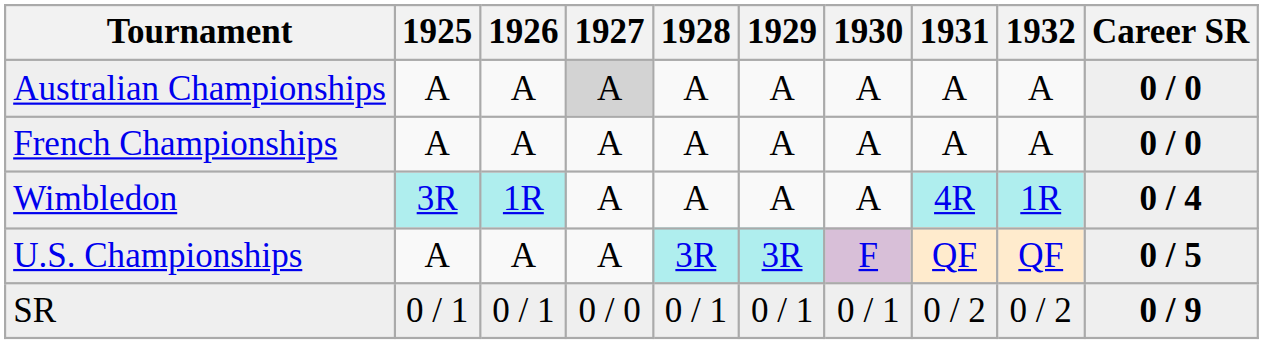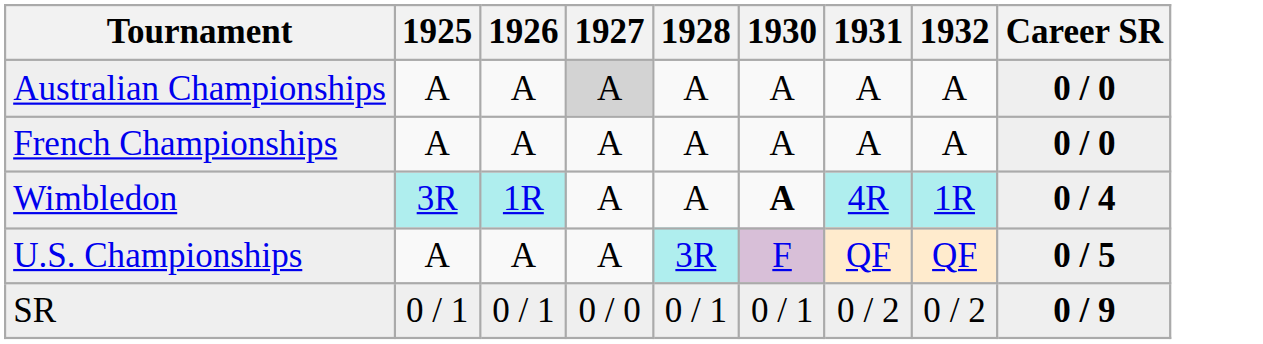- column: (782, 32)
(868, 198) normal -> (782, 198) bold
